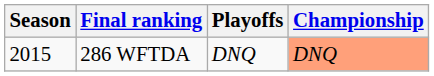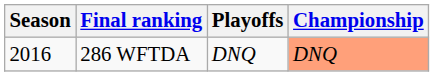(30, 53) 2015 -> (30, 53) 2016
